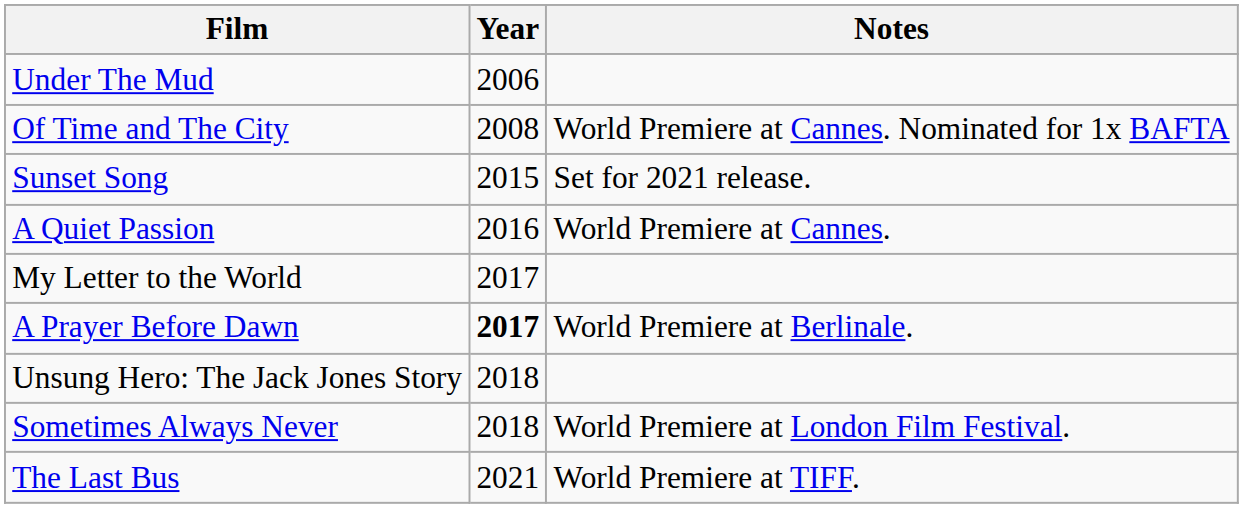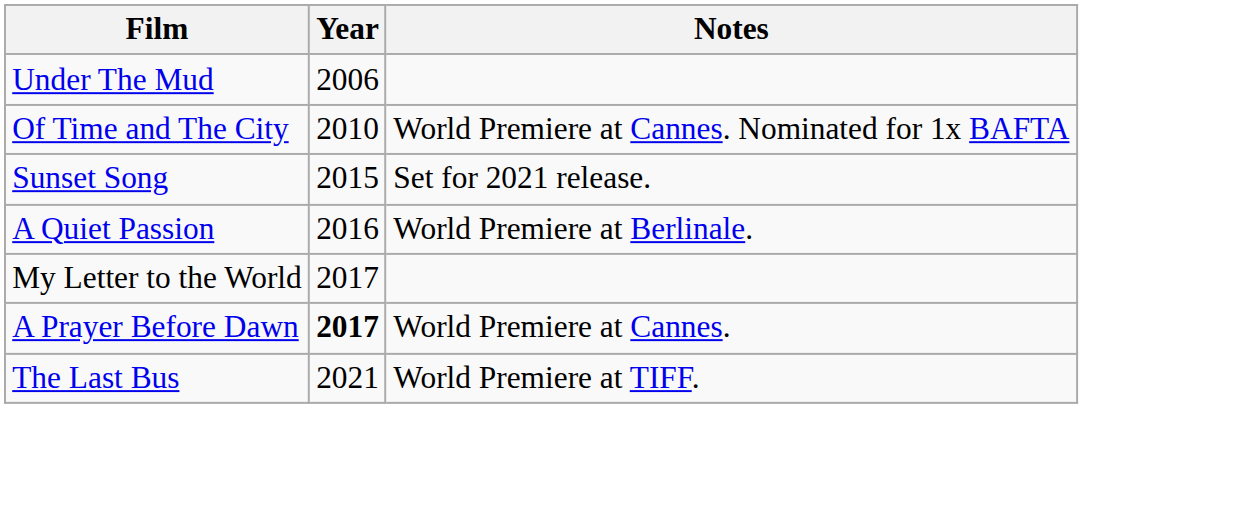(508, 128) 2008 -> (348, 128) 2010
(722, 228) World Premiere at Cannes. -> (573, 228) World Premiere at Berlinale.
(733, 327) World Premiere at Berlinale. -> (562, 327) World Premiere at Cannes.
- row: (237, 377)
- row: (175, 427)
